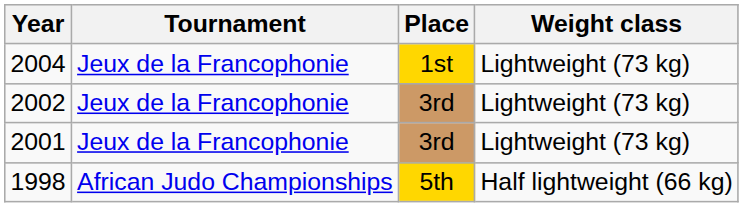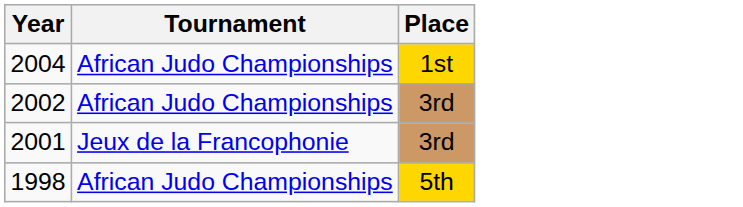- column: (607, 24)
(213, 63) Jeux de la Francophonie -> (235, 63) African Judo Championships
(213, 102) Jeux de la Francophonie -> (235, 102) African Judo Championships
